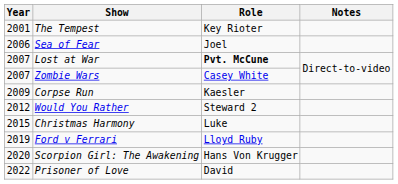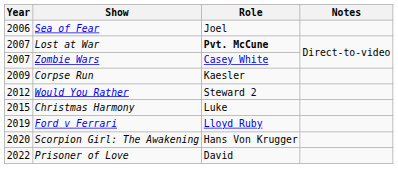- row: (67, 28)
